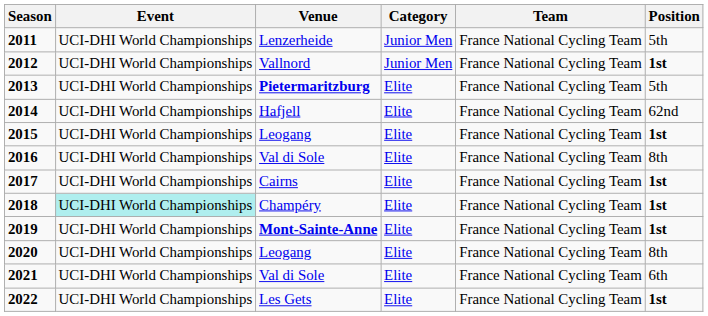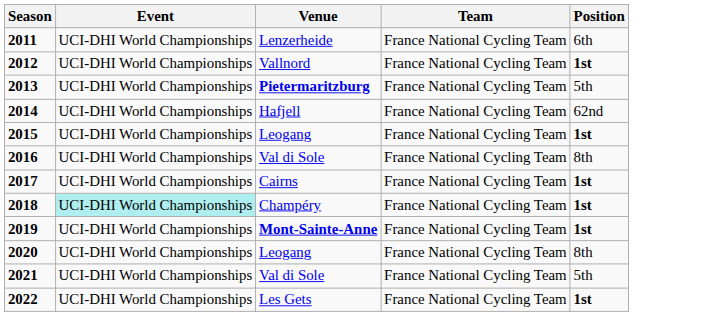- column: (418, 16)
(658, 39) 5th -> (583, 39) 6th
(658, 275) 6th -> (583, 275) 5th
